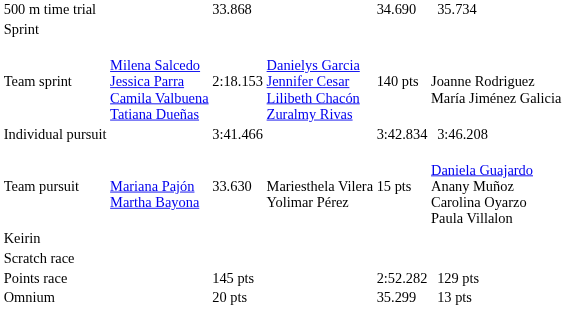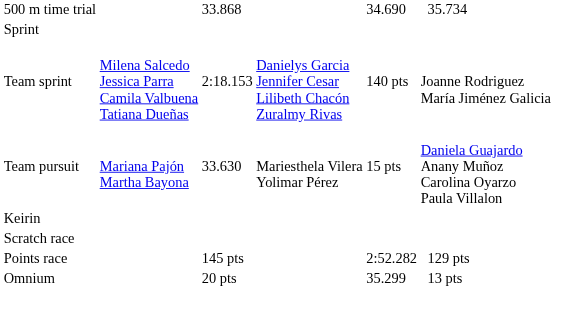- row: (55, 134)
